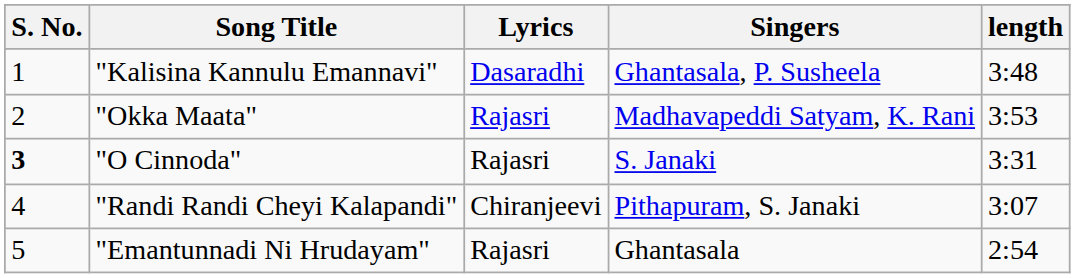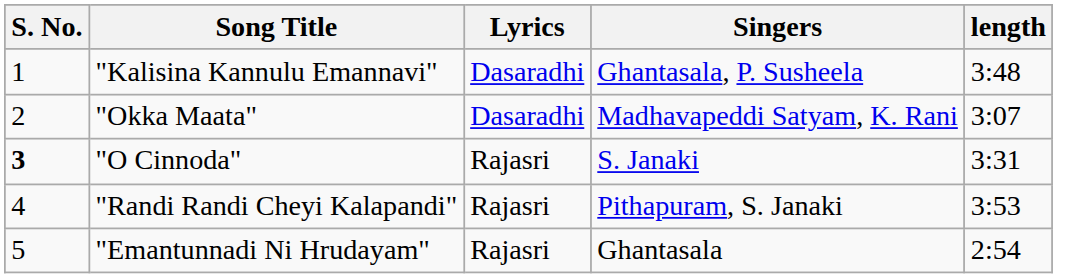(510, 116) Rajasri -> (527, 116) Dasaradhi
(1013, 116) 3:53 -> (996, 116) 3:07
(536, 205) Chiranjeevi -> (510, 205) Rajasri
(1013, 205) 3:07 -> (996, 205) 3:53
